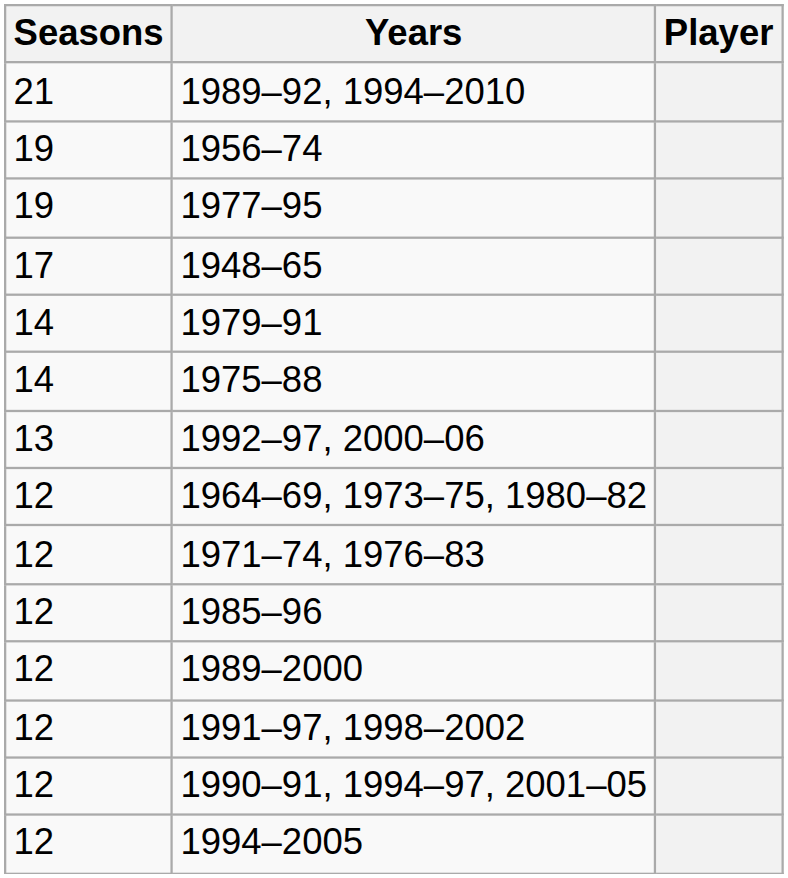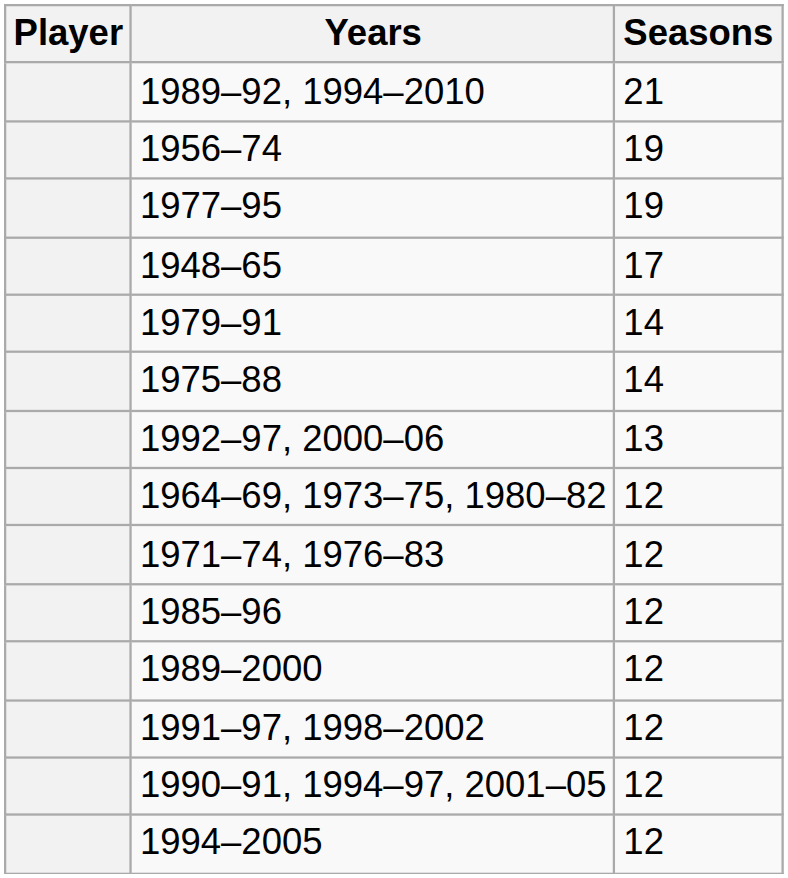columns swapped: (719, 33) <-> (89, 33)
